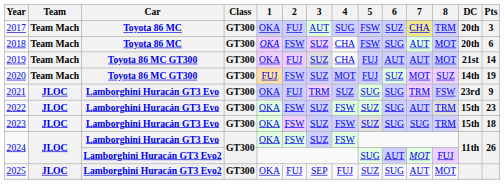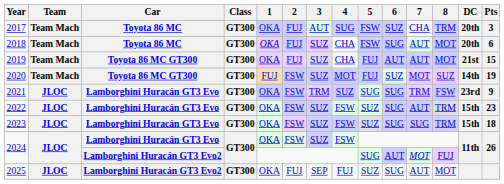(420, 28) khaki background -> (420, 28) no background
(294, 44) FSW -> (294, 44) FUJ
(491, 60) 14 -> (491, 60) 15
(294, 92) FUJ -> (294, 92) FSW
